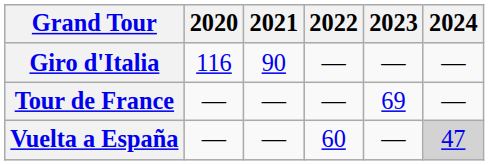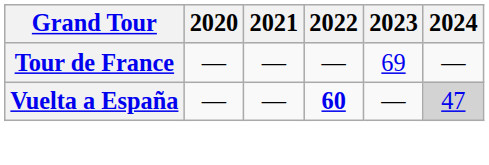- row: (94, 62)
(334, 139) normal -> (334, 100) bold
